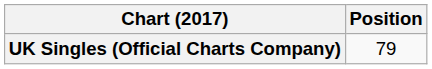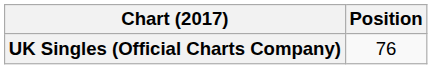(386, 48) 79 -> (386, 48) 76
